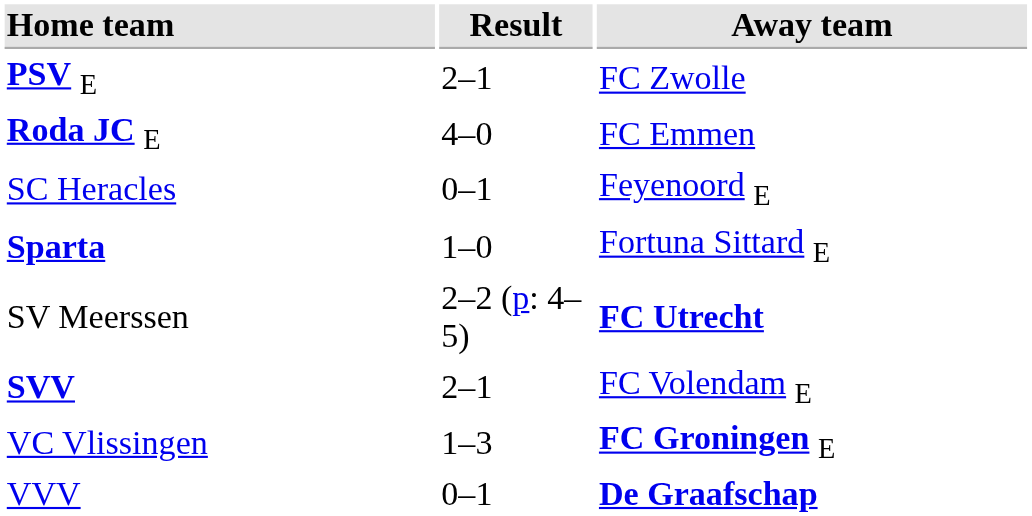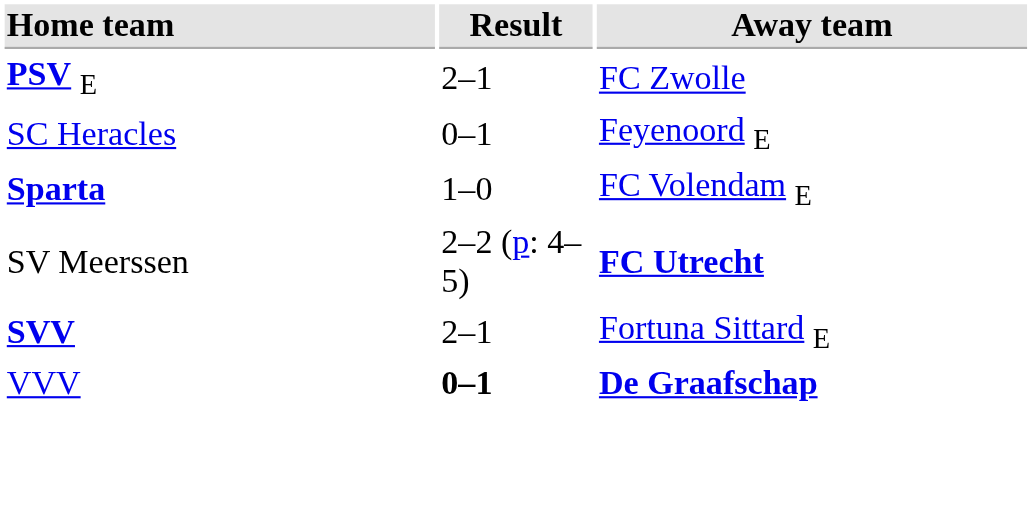- row: (84, 134)
(715, 245) Fortuna Sittard E -> (705, 190) FC Volendam E
(705, 386) FC Volendam E -> (715, 330) Fortuna Sittard E
- row: (107, 442)
(467, 493) normal -> (467, 382) bold
